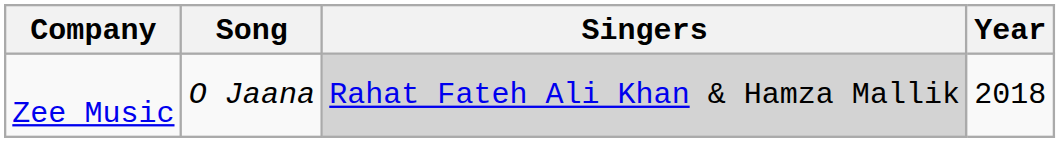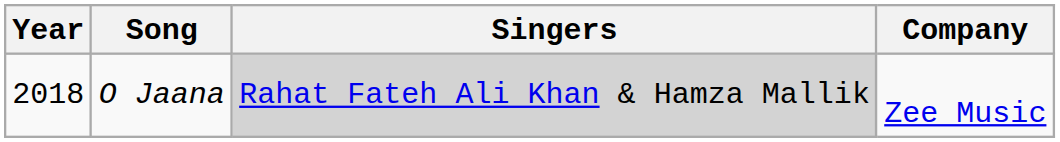columns swapped: (1010, 30) <-> (93, 30)
